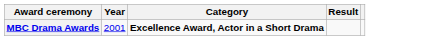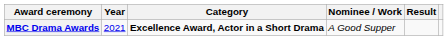+ column: (365, 12)
(115, 27) 2001 -> (115, 27) 2021
